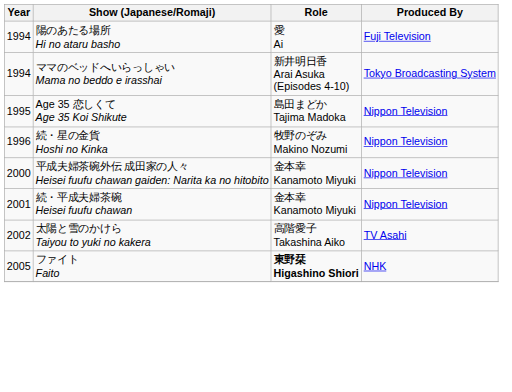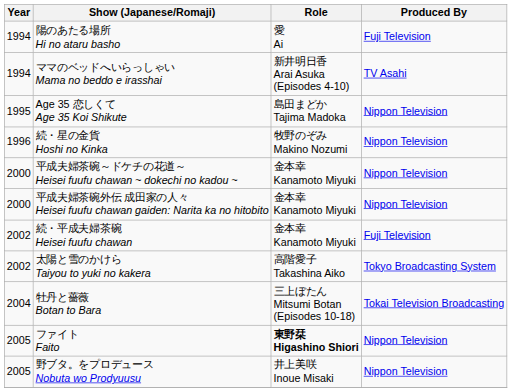(430, 74) Tokyo Broadcasting System -> (385, 74) TV Asahi
+ row: (137, 173)
(19, 204) 2001 -> (19, 235) 2002
(406, 204) Nippon Television -> (397, 235) Fuji Television
(385, 235) TV Asahi -> (430, 266) Tokyo Broadcasting System
+ row: (68, 304)
(375, 266) NHK -> (406, 340) Nippon Television
+ row: (95, 372)
